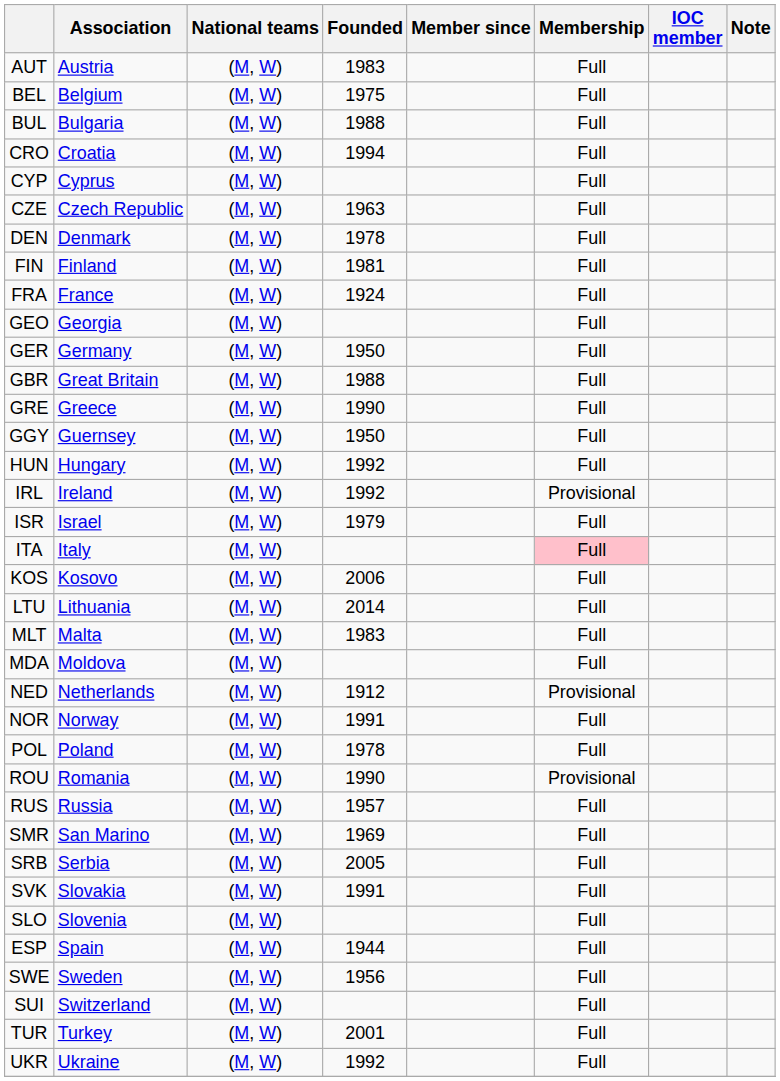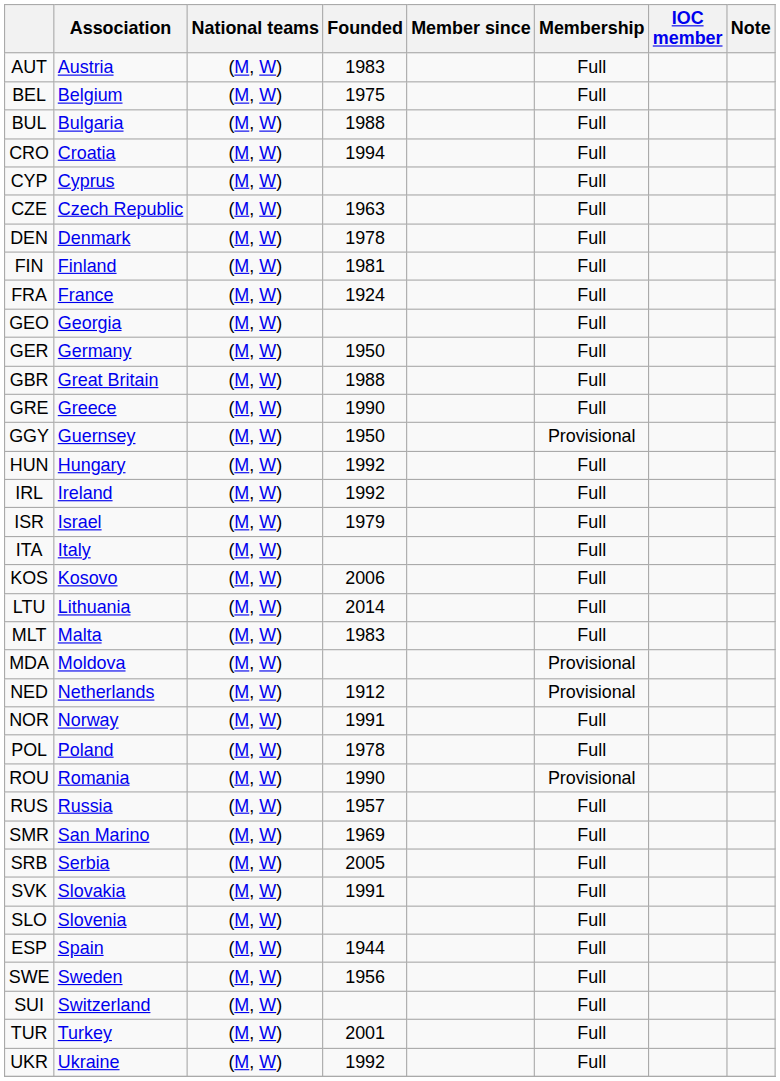(592, 436) Full -> (592, 436) Provisional
(592, 493) Provisional -> (592, 493) Full
(592, 550) pink background -> (592, 550) no background
(592, 664) Full -> (592, 664) Provisional
